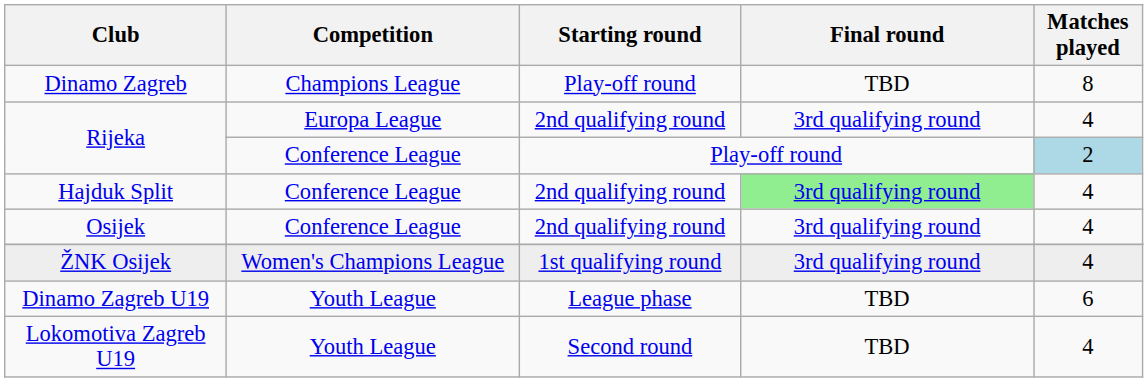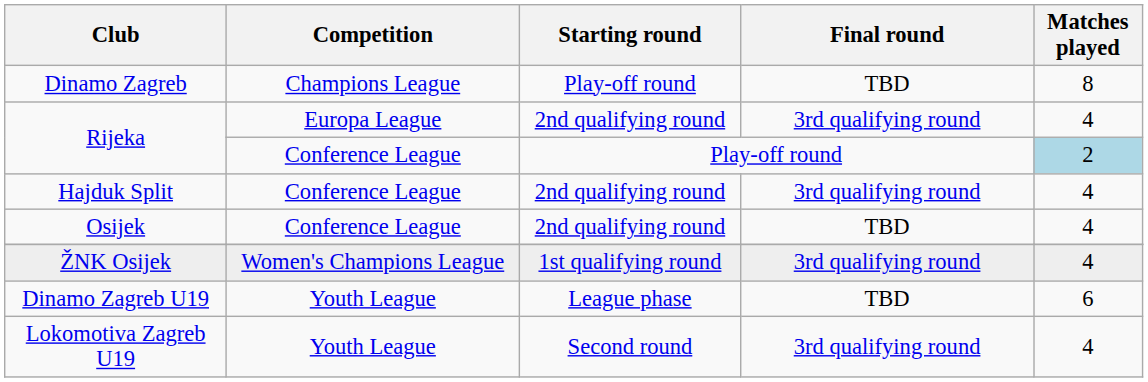(887, 190) lightgreen background -> (887, 190) no background
(887, 226) 3rd qualifying round -> (887, 226) TBD
(887, 346) TBD -> (887, 346) 3rd qualifying round
